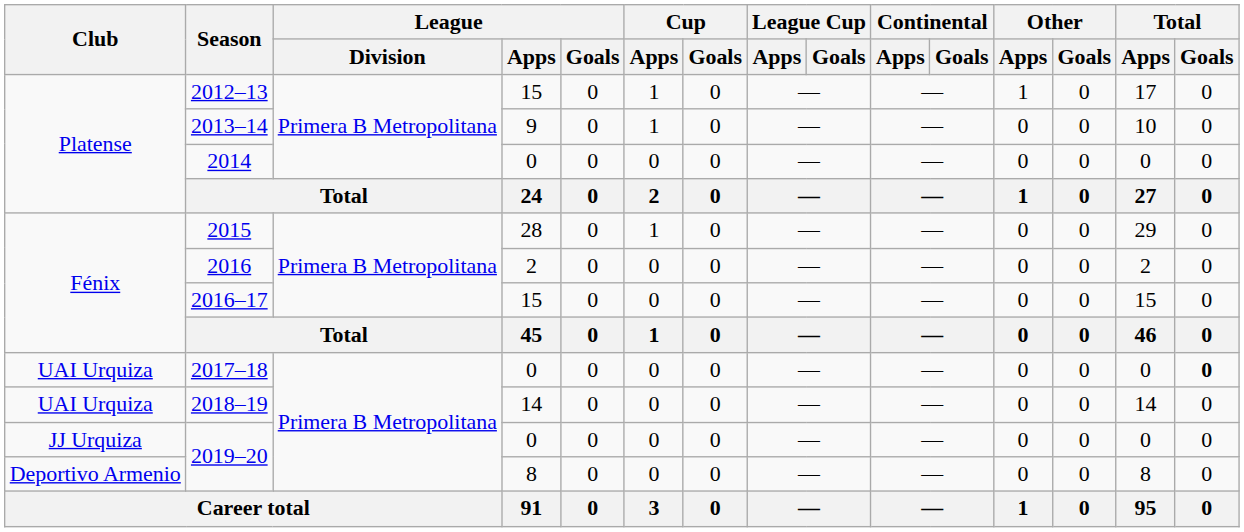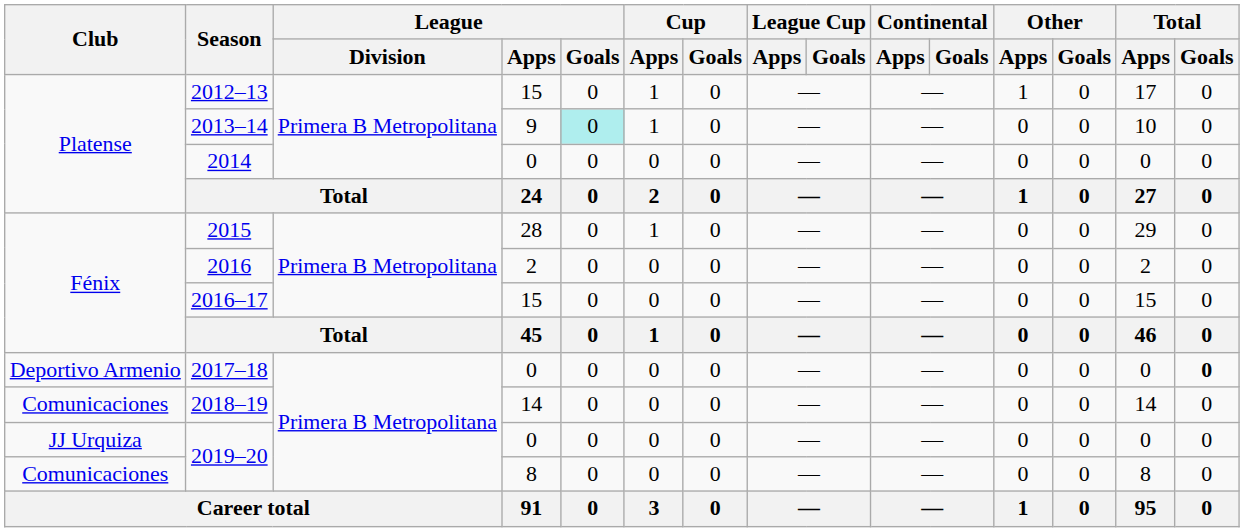(593, 126) no background -> (593, 126) paleturquoise background
(95, 369) UAI Urquiza -> (95, 369) Deportivo Armenio
(95, 404) UAI Urquiza -> (95, 404) Comunicaciones
(95, 473) Deportivo Armenio -> (95, 473) Comunicaciones
